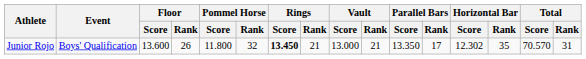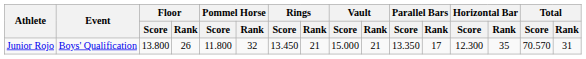(156, 46) 13.600 -> (156, 46) 13.800
(284, 46) bold -> (284, 46) normal
(345, 46) 13.000 -> (345, 46) 15.000
(469, 46) 12.302 -> (469, 46) 12.300
